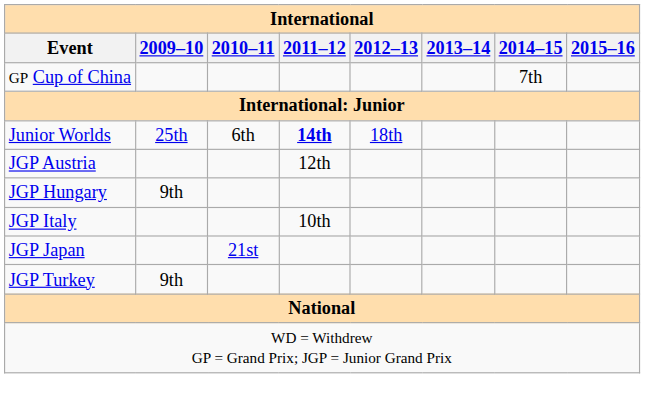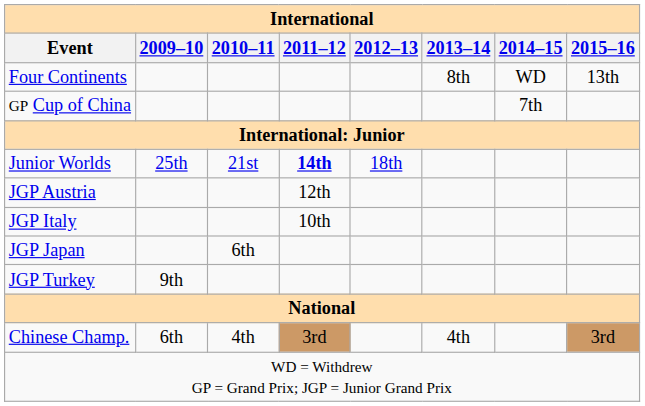+ row: (68, 76)
(243, 134) 6th -> (243, 163) 21st
- row: (58, 192)
(243, 250) 21st -> (243, 250) 6th
+ row: (69, 337)
